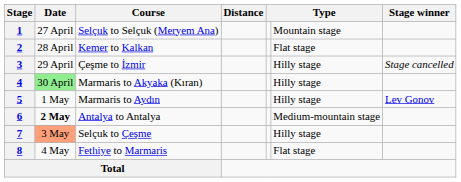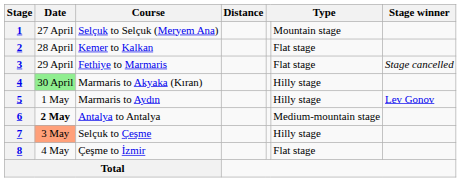(112, 64) Çeşme to İzmir -> (123, 64) Fethiye to Marmaris
(297, 64) Hilly stage -> (294, 64) Flat stage
(123, 151) Fethiye to Marmaris -> (112, 151) Çeşme to İzmir
